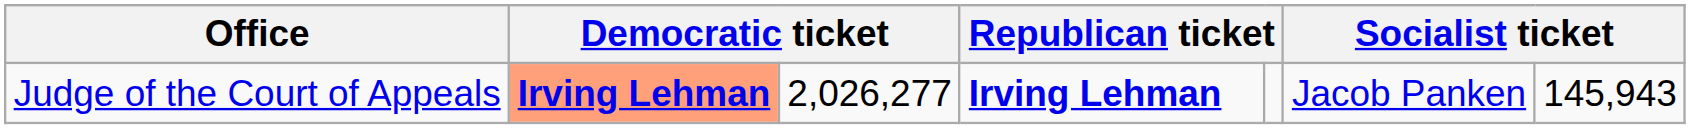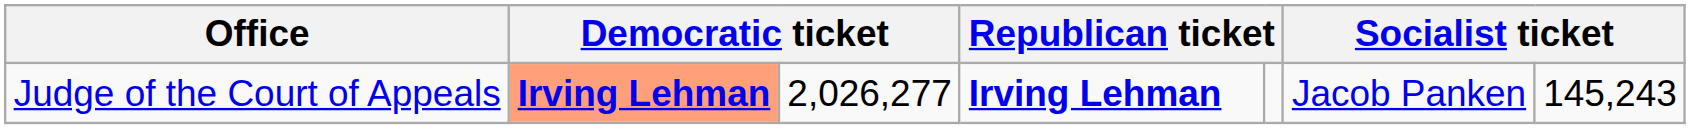(1610, 92) 145,943 -> (1610, 92) 145,243
